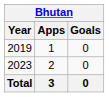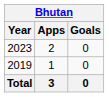rows swapped: (20, 48) <-> (20, 65)
